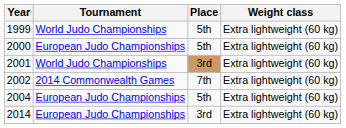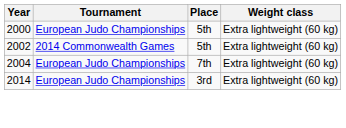- row: (19, 30)
- row: (19, 64)
(204, 81) 7th -> (204, 47) 5th
(204, 98) 5th -> (204, 64) 7th
